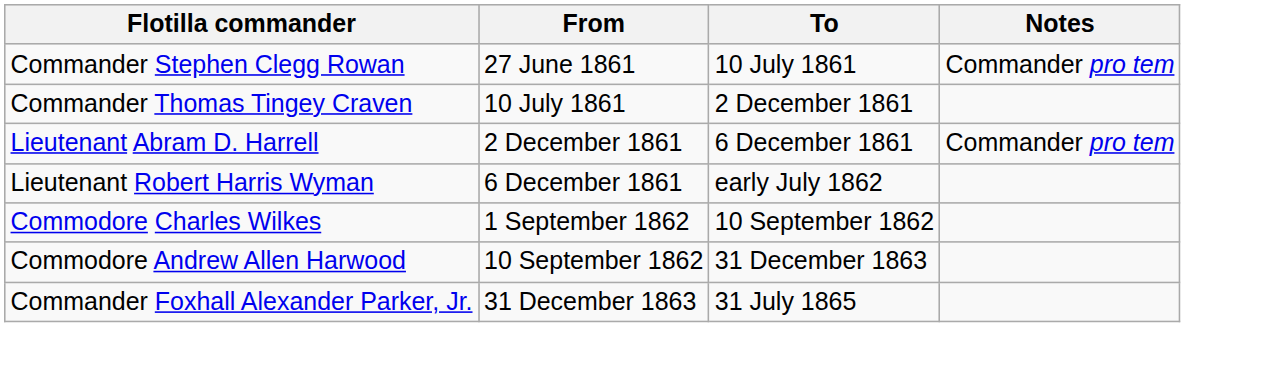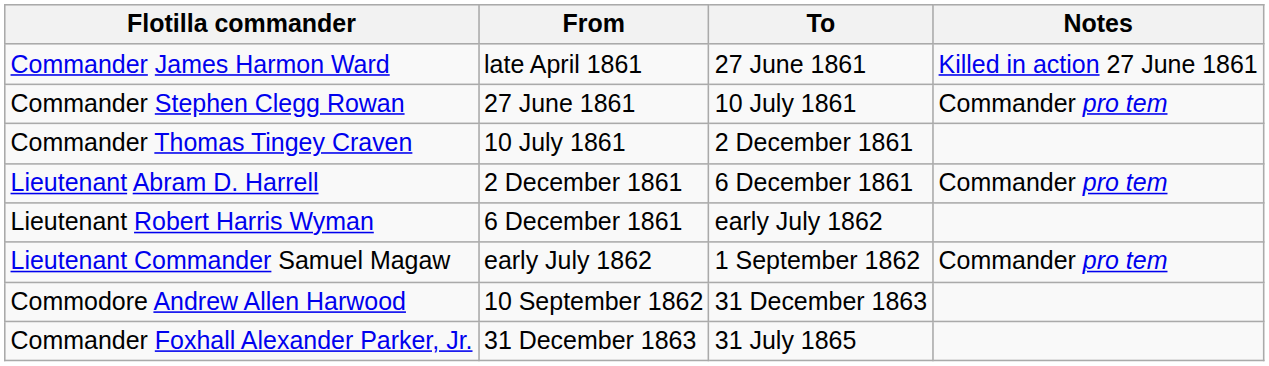+ row: (200, 63)
+ row: (230, 261)
- row: (166, 222)
